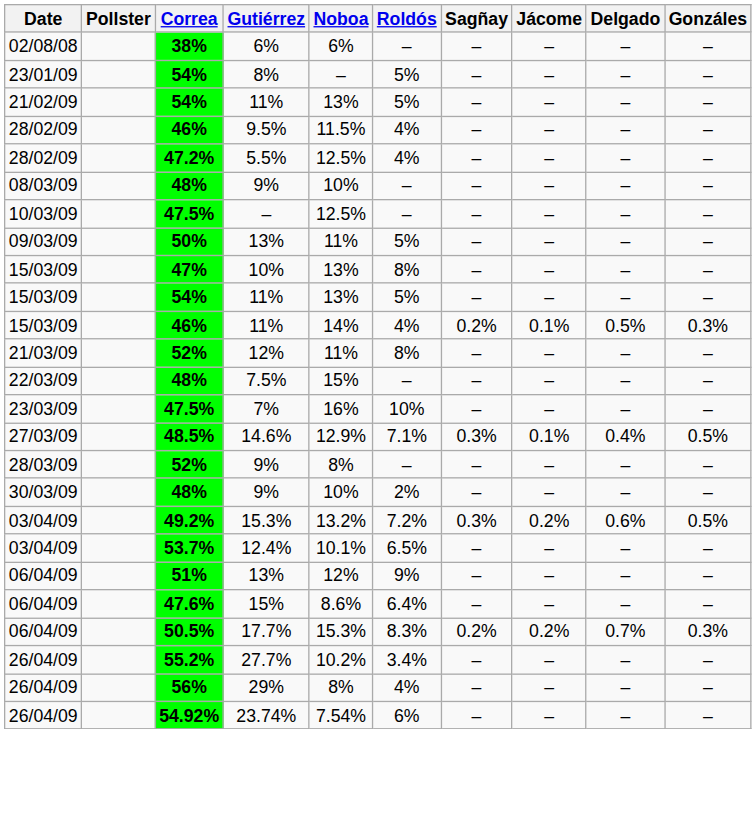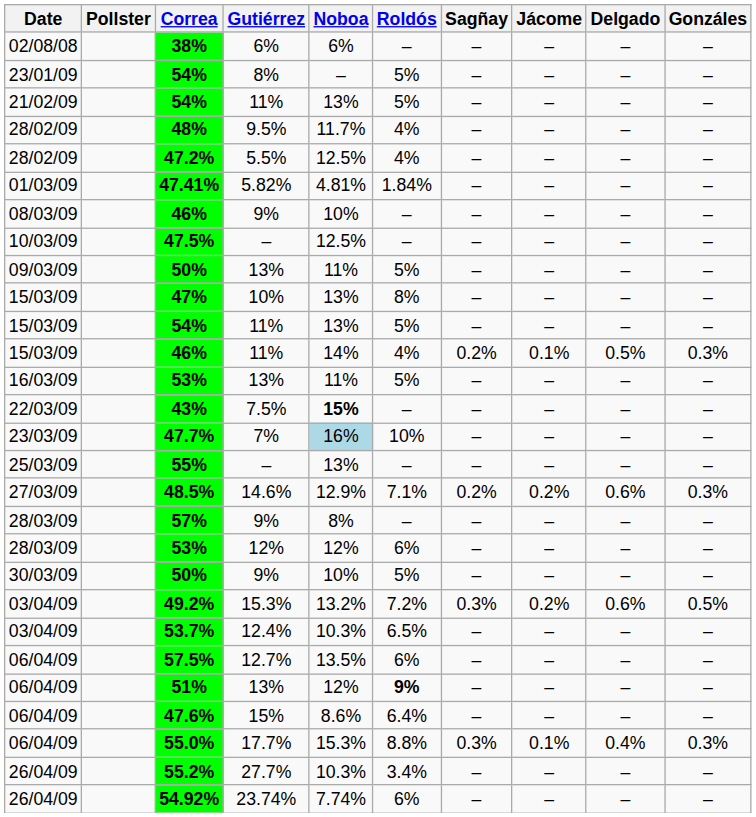(189, 130) 46% -> (189, 130) 48%
(341, 130) 11.5% -> (341, 130) 11.7%
+ row: (43, 185)
(189, 185) 48% -> (189, 213) 46%
+ row: (43, 380)
- row: (43, 353)
(189, 380) 48% -> (189, 408) 43%
(341, 380) normal -> (341, 408) bold
(189, 408) 47.5% -> (189, 436) 47.7%
(341, 408) no background -> (341, 436) lightblue background
+ row: (43, 464)
(477, 436) 0.3% -> (477, 492) 0.2%
(549, 436) 0.1% -> (549, 492) 0.2%
(625, 436) 0.4% -> (625, 492) 0.6%
(708, 436) 0.5% -> (708, 492) 0.3%
(189, 464) 52% -> (189, 520) 57%
+ row: (43, 548)
(189, 492) 48% -> (189, 576) 50%
(407, 492) 2% -> (407, 576) 5%
(341, 548) 10.1% -> (341, 631) 10.3%
+ row: (43, 659)
(407, 576) normal -> (407, 687) bold
(189, 631) 50.5% -> (189, 743) 55.0%
(407, 631) 8.3% -> (407, 743) 8.8%
(477, 631) 0.2% -> (477, 743) 0.3%
(549, 631) 0.2% -> (549, 743) 0.1%
(625, 631) 0.7% -> (625, 743) 0.4%
(341, 659) 10.2% -> (341, 771) 10.3%
- row: (43, 687)
(341, 715) 7.54% -> (341, 799) 7.74%
